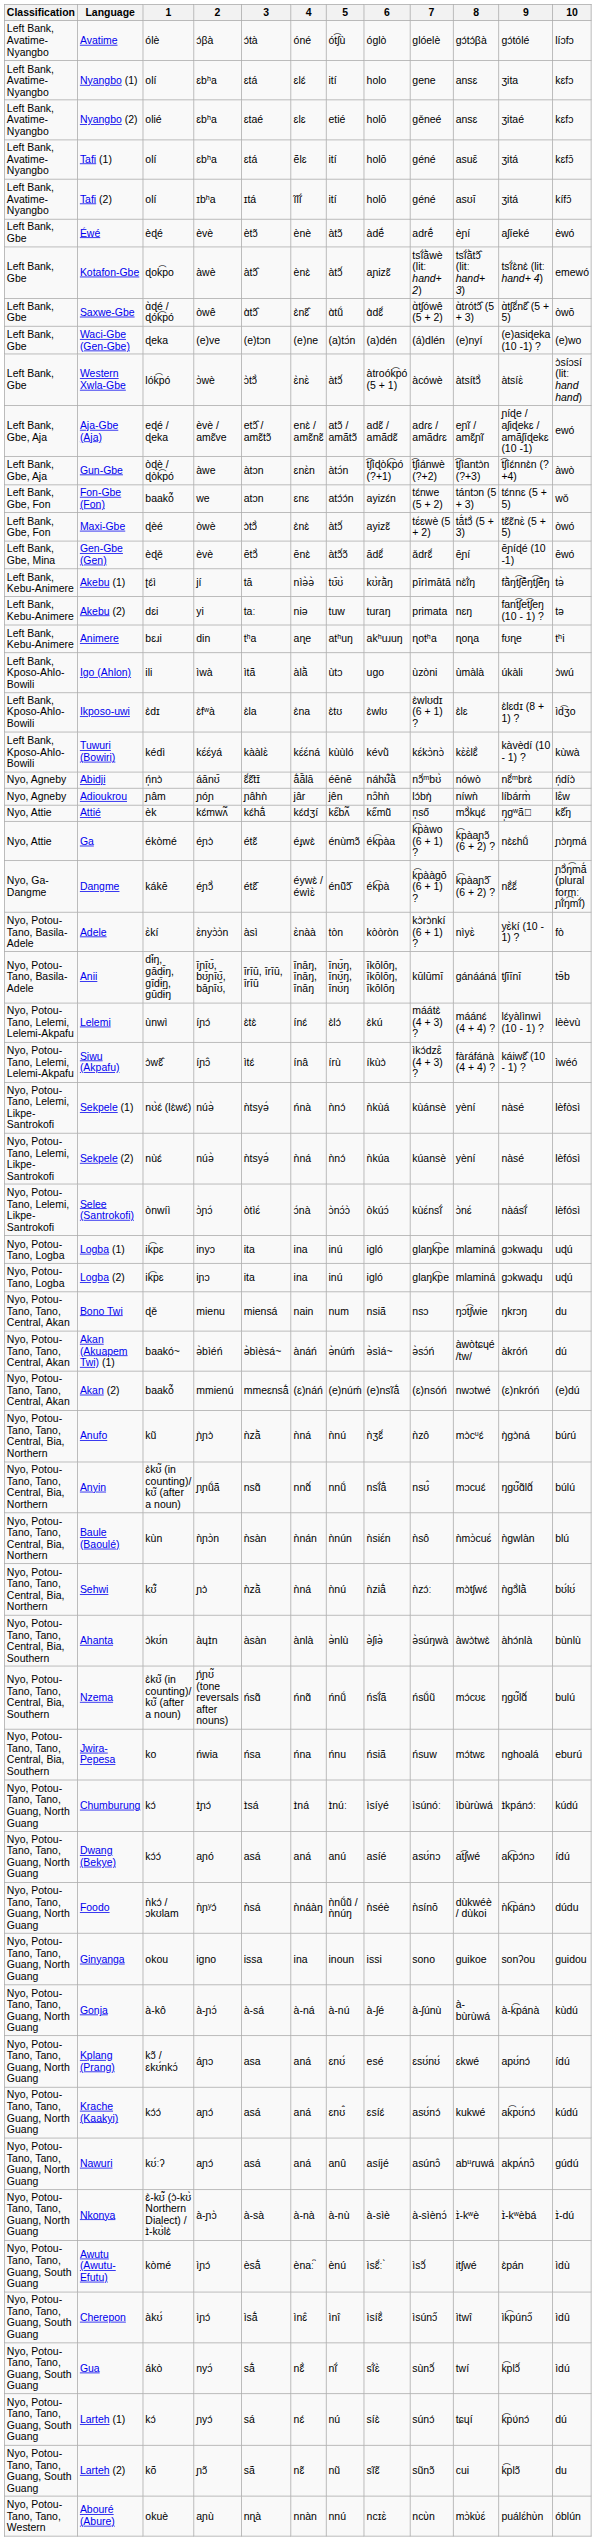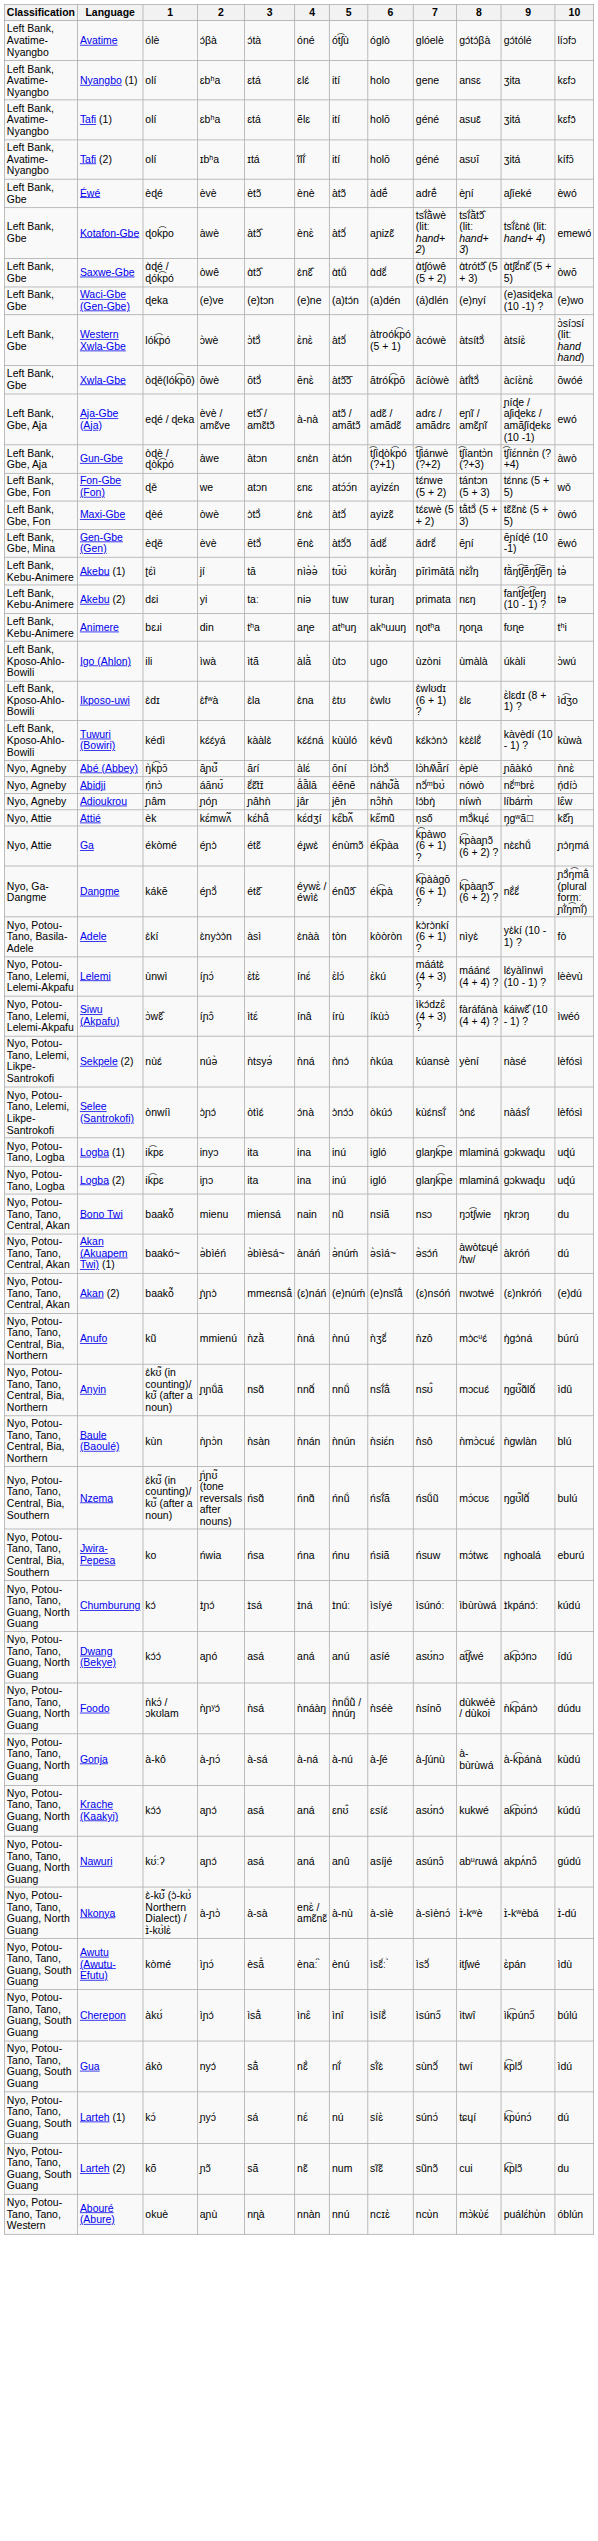- row: (109, 120)
+ row: (103, 379)
(309, 431) enɛ̀ / amɛ̃nɛ̃ -> (308, 419) à-nà
(160, 498) baakó̃ -> (151, 487) ɖě
+ row: (109, 768)
- row: (89, 977)
- row: (107, 1107)
(151, 1311) ɖě -> (160, 1214) baakó̃
(339, 1311) num -> (338, 1214) nũ
(215, 1390) mmienú -> (208, 1293) ɲ̀ɲɔ̀
(205, 1436) ɲ̀ɲɔ̀ -> (218, 1338) mmienú
(565, 1487) búlú -> (565, 1389) ìdû
- row: (94, 1589)
- row: (96, 1640)
- row: (102, 1959)
- row: (97, 2061)
(304, 2215) à-nà -> (312, 1913) enɛ̀ / amɛ̃nɛ̃
(562, 2317) ìdû -> (567, 2015) búlú
(334, 2470) nũ -> (342, 2168) num
